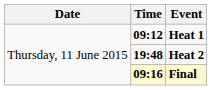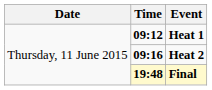(148, 54) 19:48 -> (148, 54) 09:16
(148, 74) 09:16 -> (148, 74) 19:48
